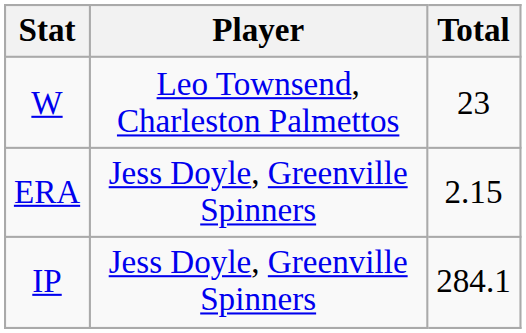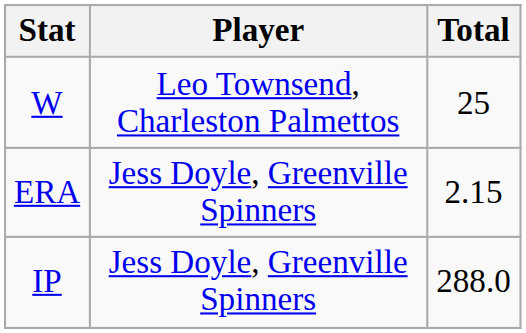(473, 101) 23 -> (473, 101) 25
(473, 281) 284.1 -> (473, 281) 288.0
